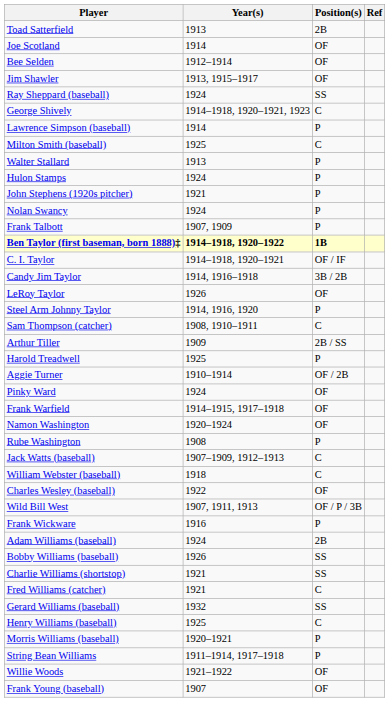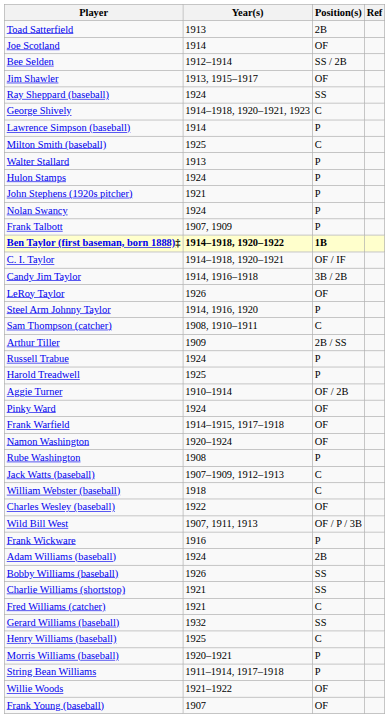(321, 62) OF -> (331, 62) SS / 2B
+ row: (38, 359)
